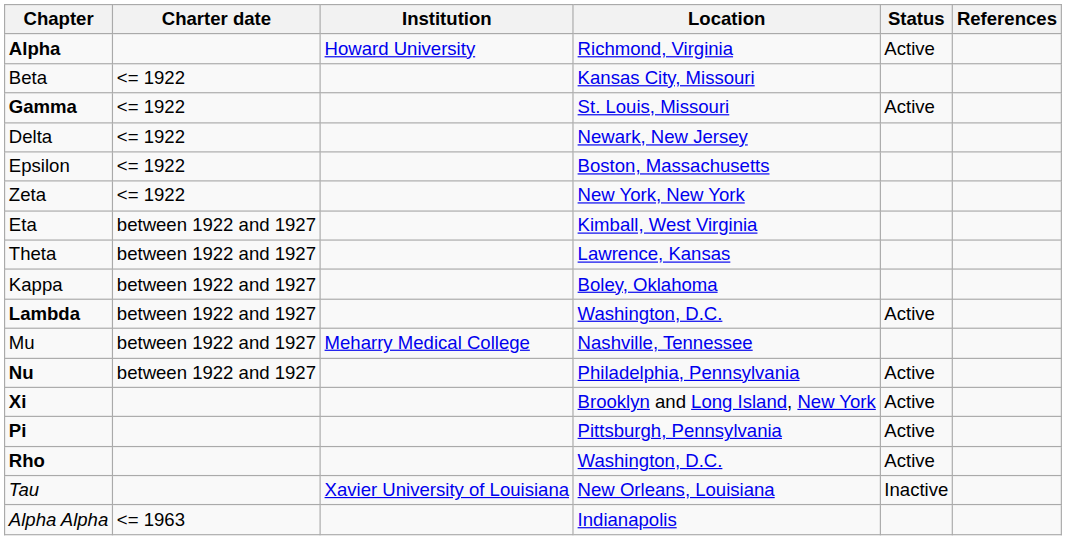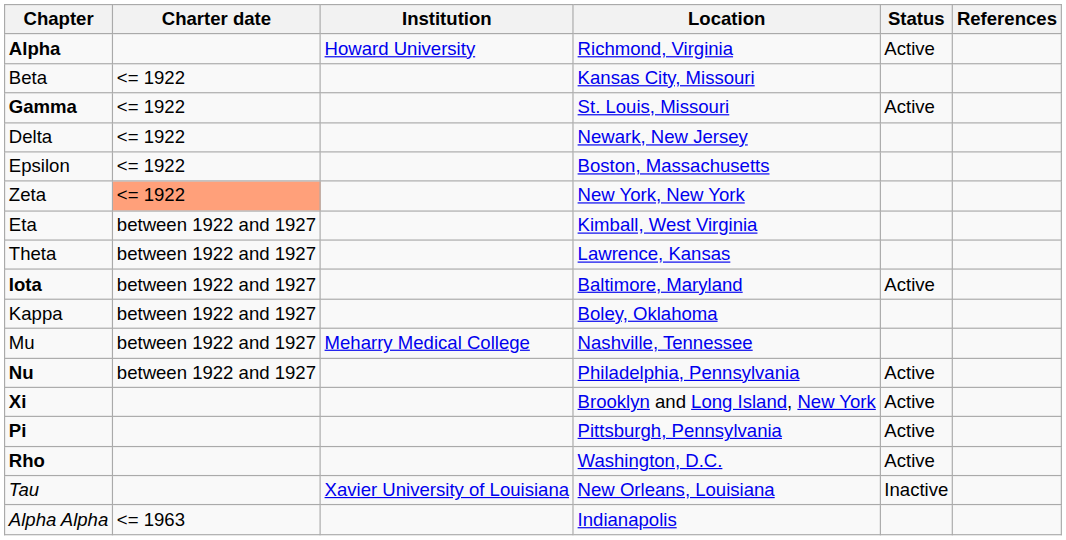(151, 195) no background -> (151, 195) lightsalmon background
+ row: (25, 284)
- row: (44, 313)
